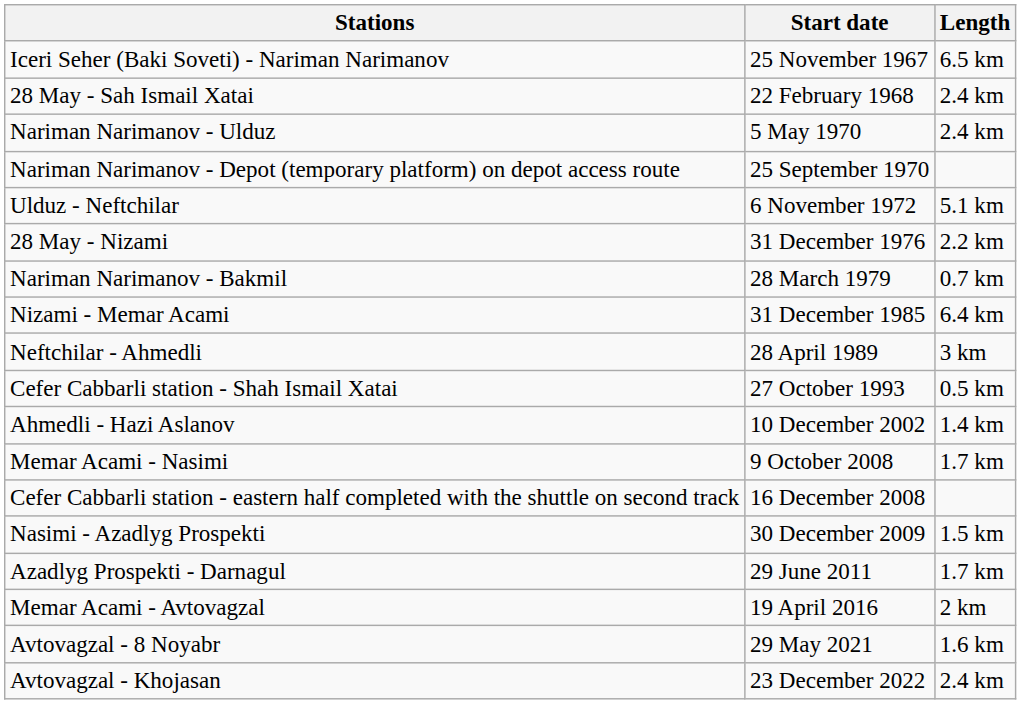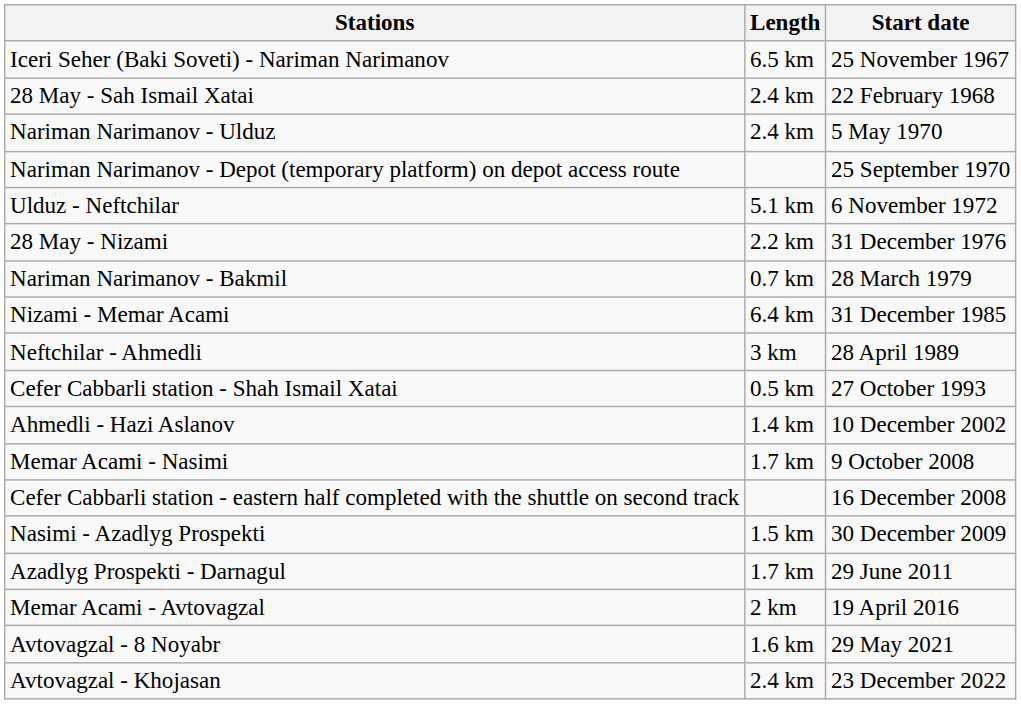columns swapped: (975, 22) <-> (840, 22)
